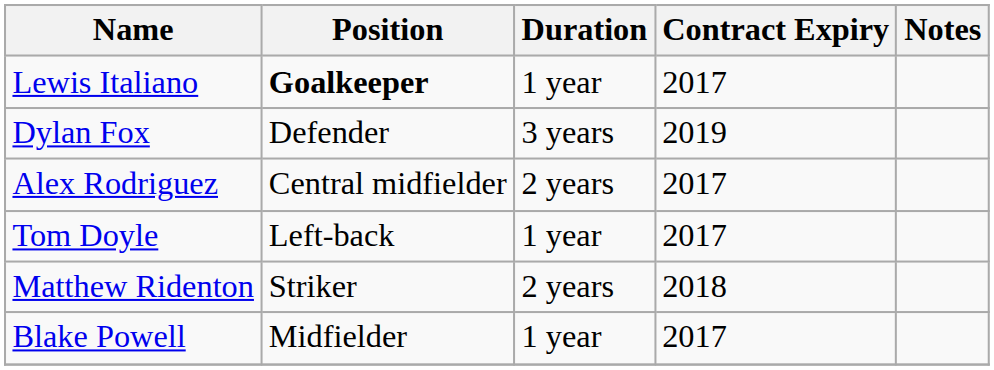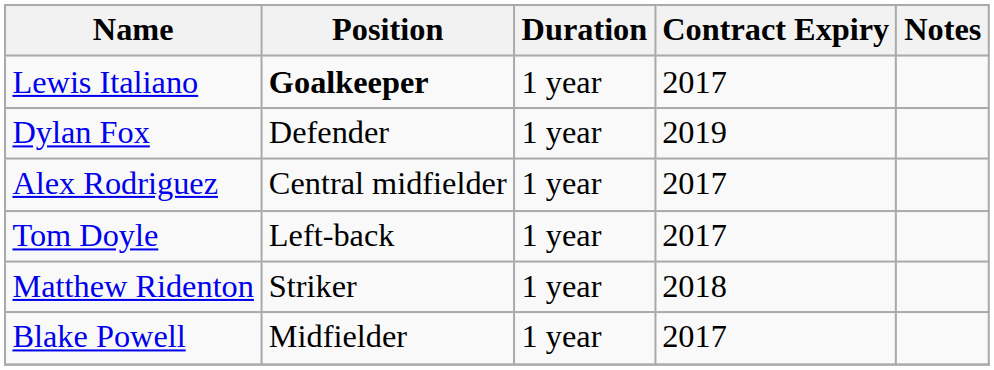(568, 132) 3 years -> (561, 132) 1 year
(568, 183) 2 years -> (561, 183) 1 year
(568, 286) 2 years -> (561, 286) 1 year
